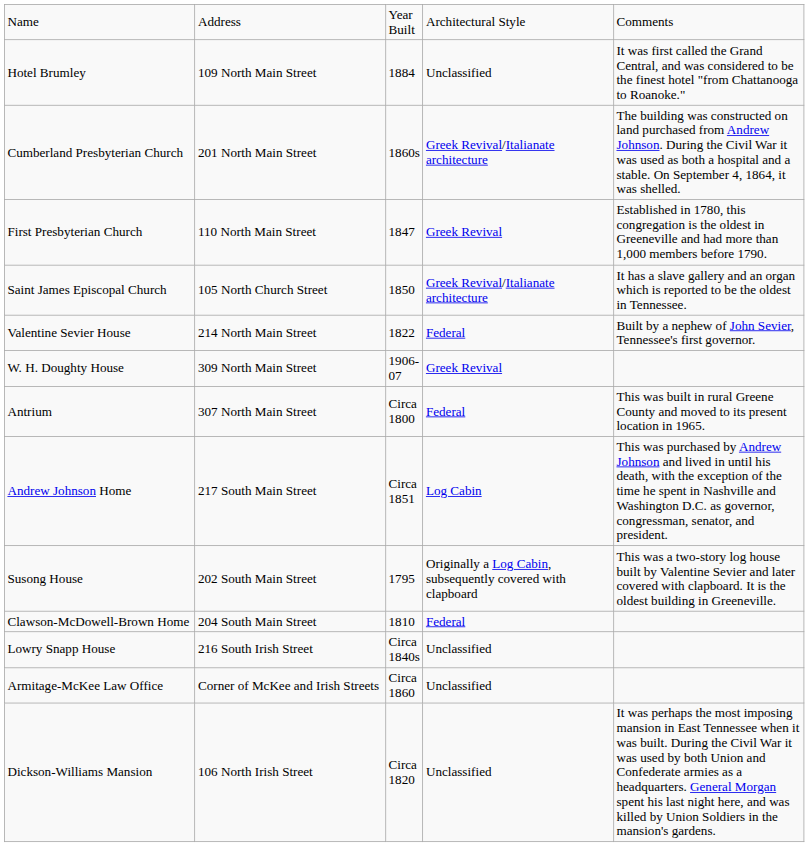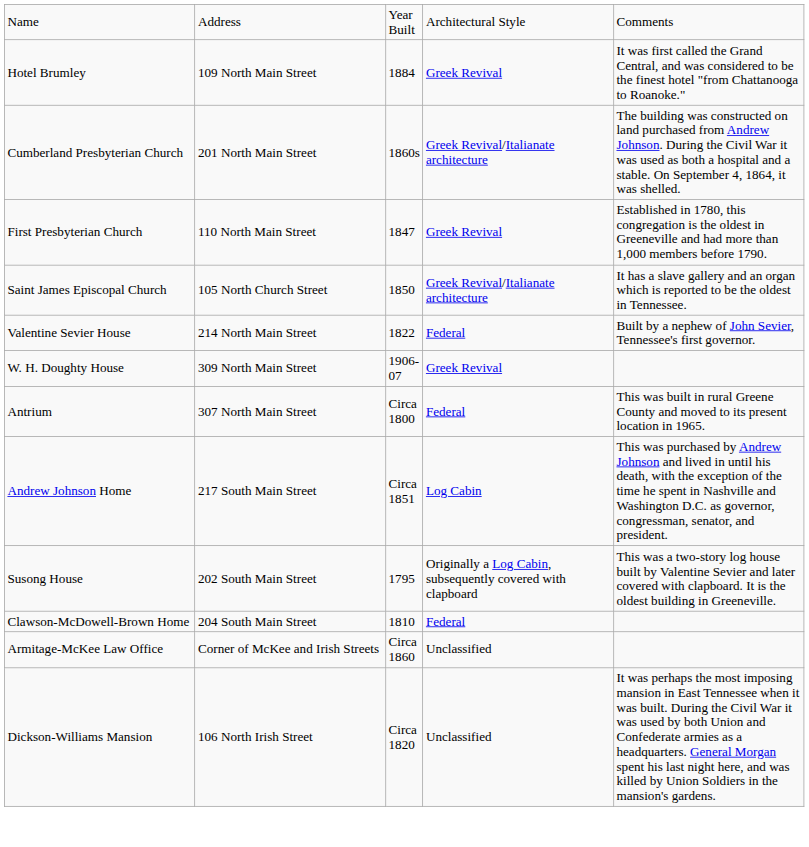(459, 72) Unclassified -> (464, 72) Greek Revival
- row: (61, 649)
